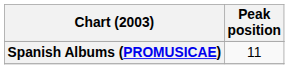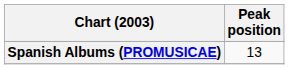(254, 52) 11 -> (254, 52) 13
